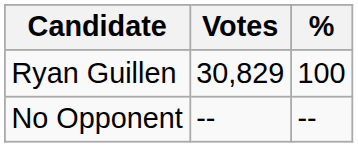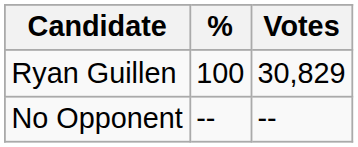columns swapped: (240, 27) <-> (322, 27)
